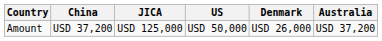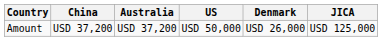columns swapped: (346, 12) <-> (150, 12)
